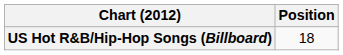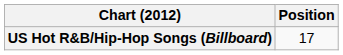(307, 38) 18 -> (307, 38) 17
